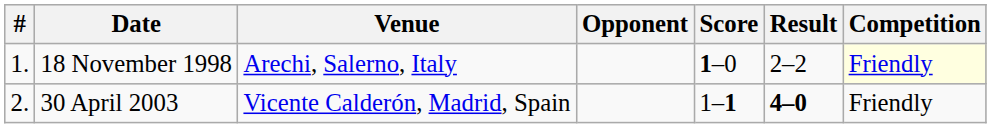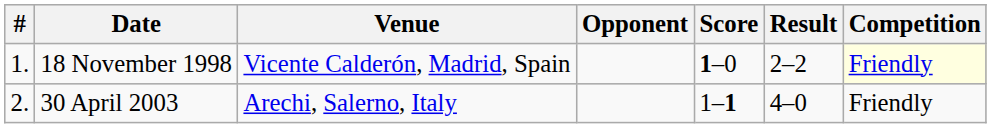(350, 63) Arechi, Salerno, Italy -> (407, 63) Vicente Calderón, Madrid, Spain
(407, 102) Vicente Calderón, Madrid, Spain -> (350, 102) Arechi, Salerno, Italy
(788, 102) bold -> (788, 102) normal
